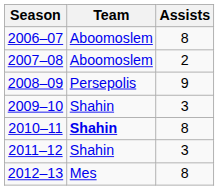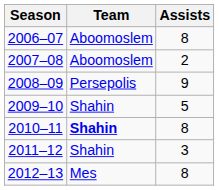(185, 106) 3 -> (185, 106) 5
